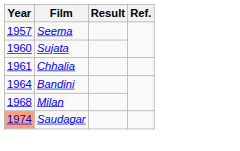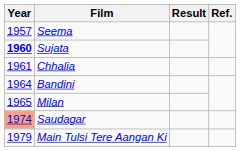(19, 48) normal -> (19, 48) bold
(19, 102) 1968 -> (19, 102) 1965
+ row: (102, 137)
